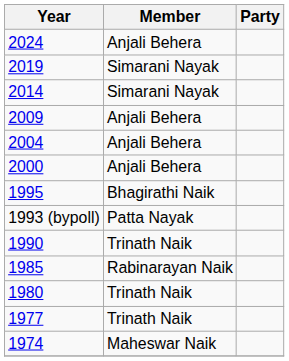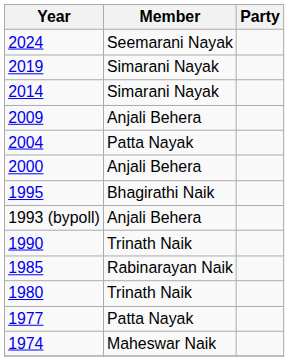(154, 42) Anjali Behera -> (170, 42) Seemarani Nayak
(154, 142) Anjali Behera -> (150, 142) Patta Nayak
(150, 218) Patta Nayak -> (154, 218) Anjali Behera
(149, 318) Trinath Naik -> (150, 318) Patta Nayak
